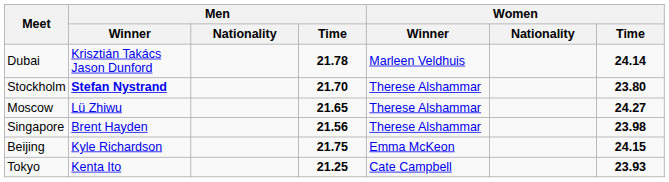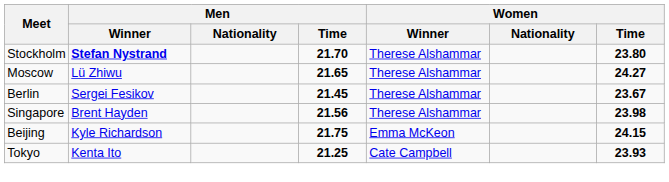- row: (24, 61)
+ row: (23, 93)
